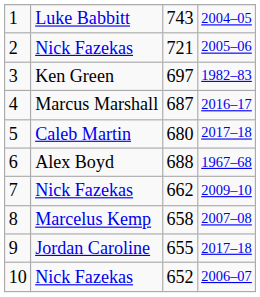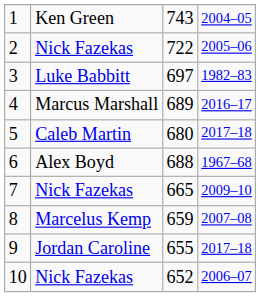(83, 18) Luke Babbitt -> (75, 18) Ken Green
(180, 47) 721 -> (180, 47) 722
(75, 76) Ken Green -> (83, 76) Luke Babbitt
(180, 104) 687 -> (180, 104) 689
(180, 190) 662 -> (180, 190) 665
(180, 219) 658 -> (180, 219) 659
